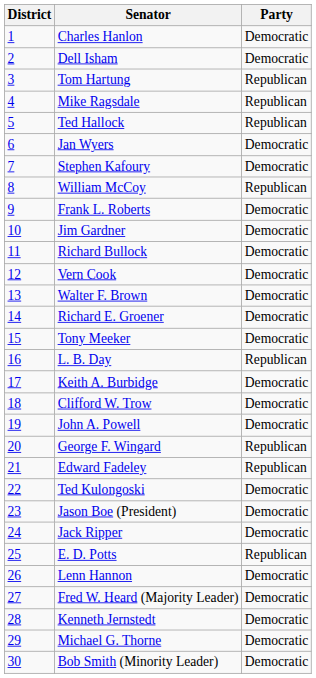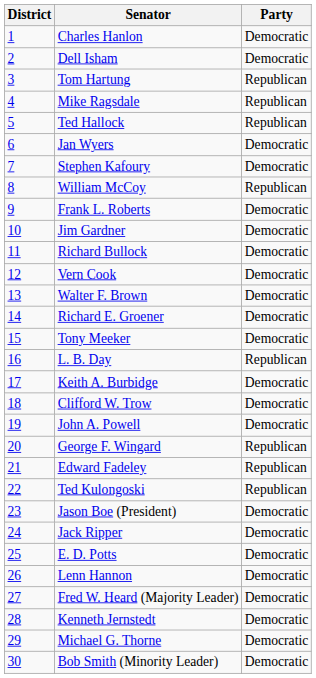(277, 489) Democratic -> (276, 489) Republican
(276, 554) Republican -> (277, 554) Democratic
